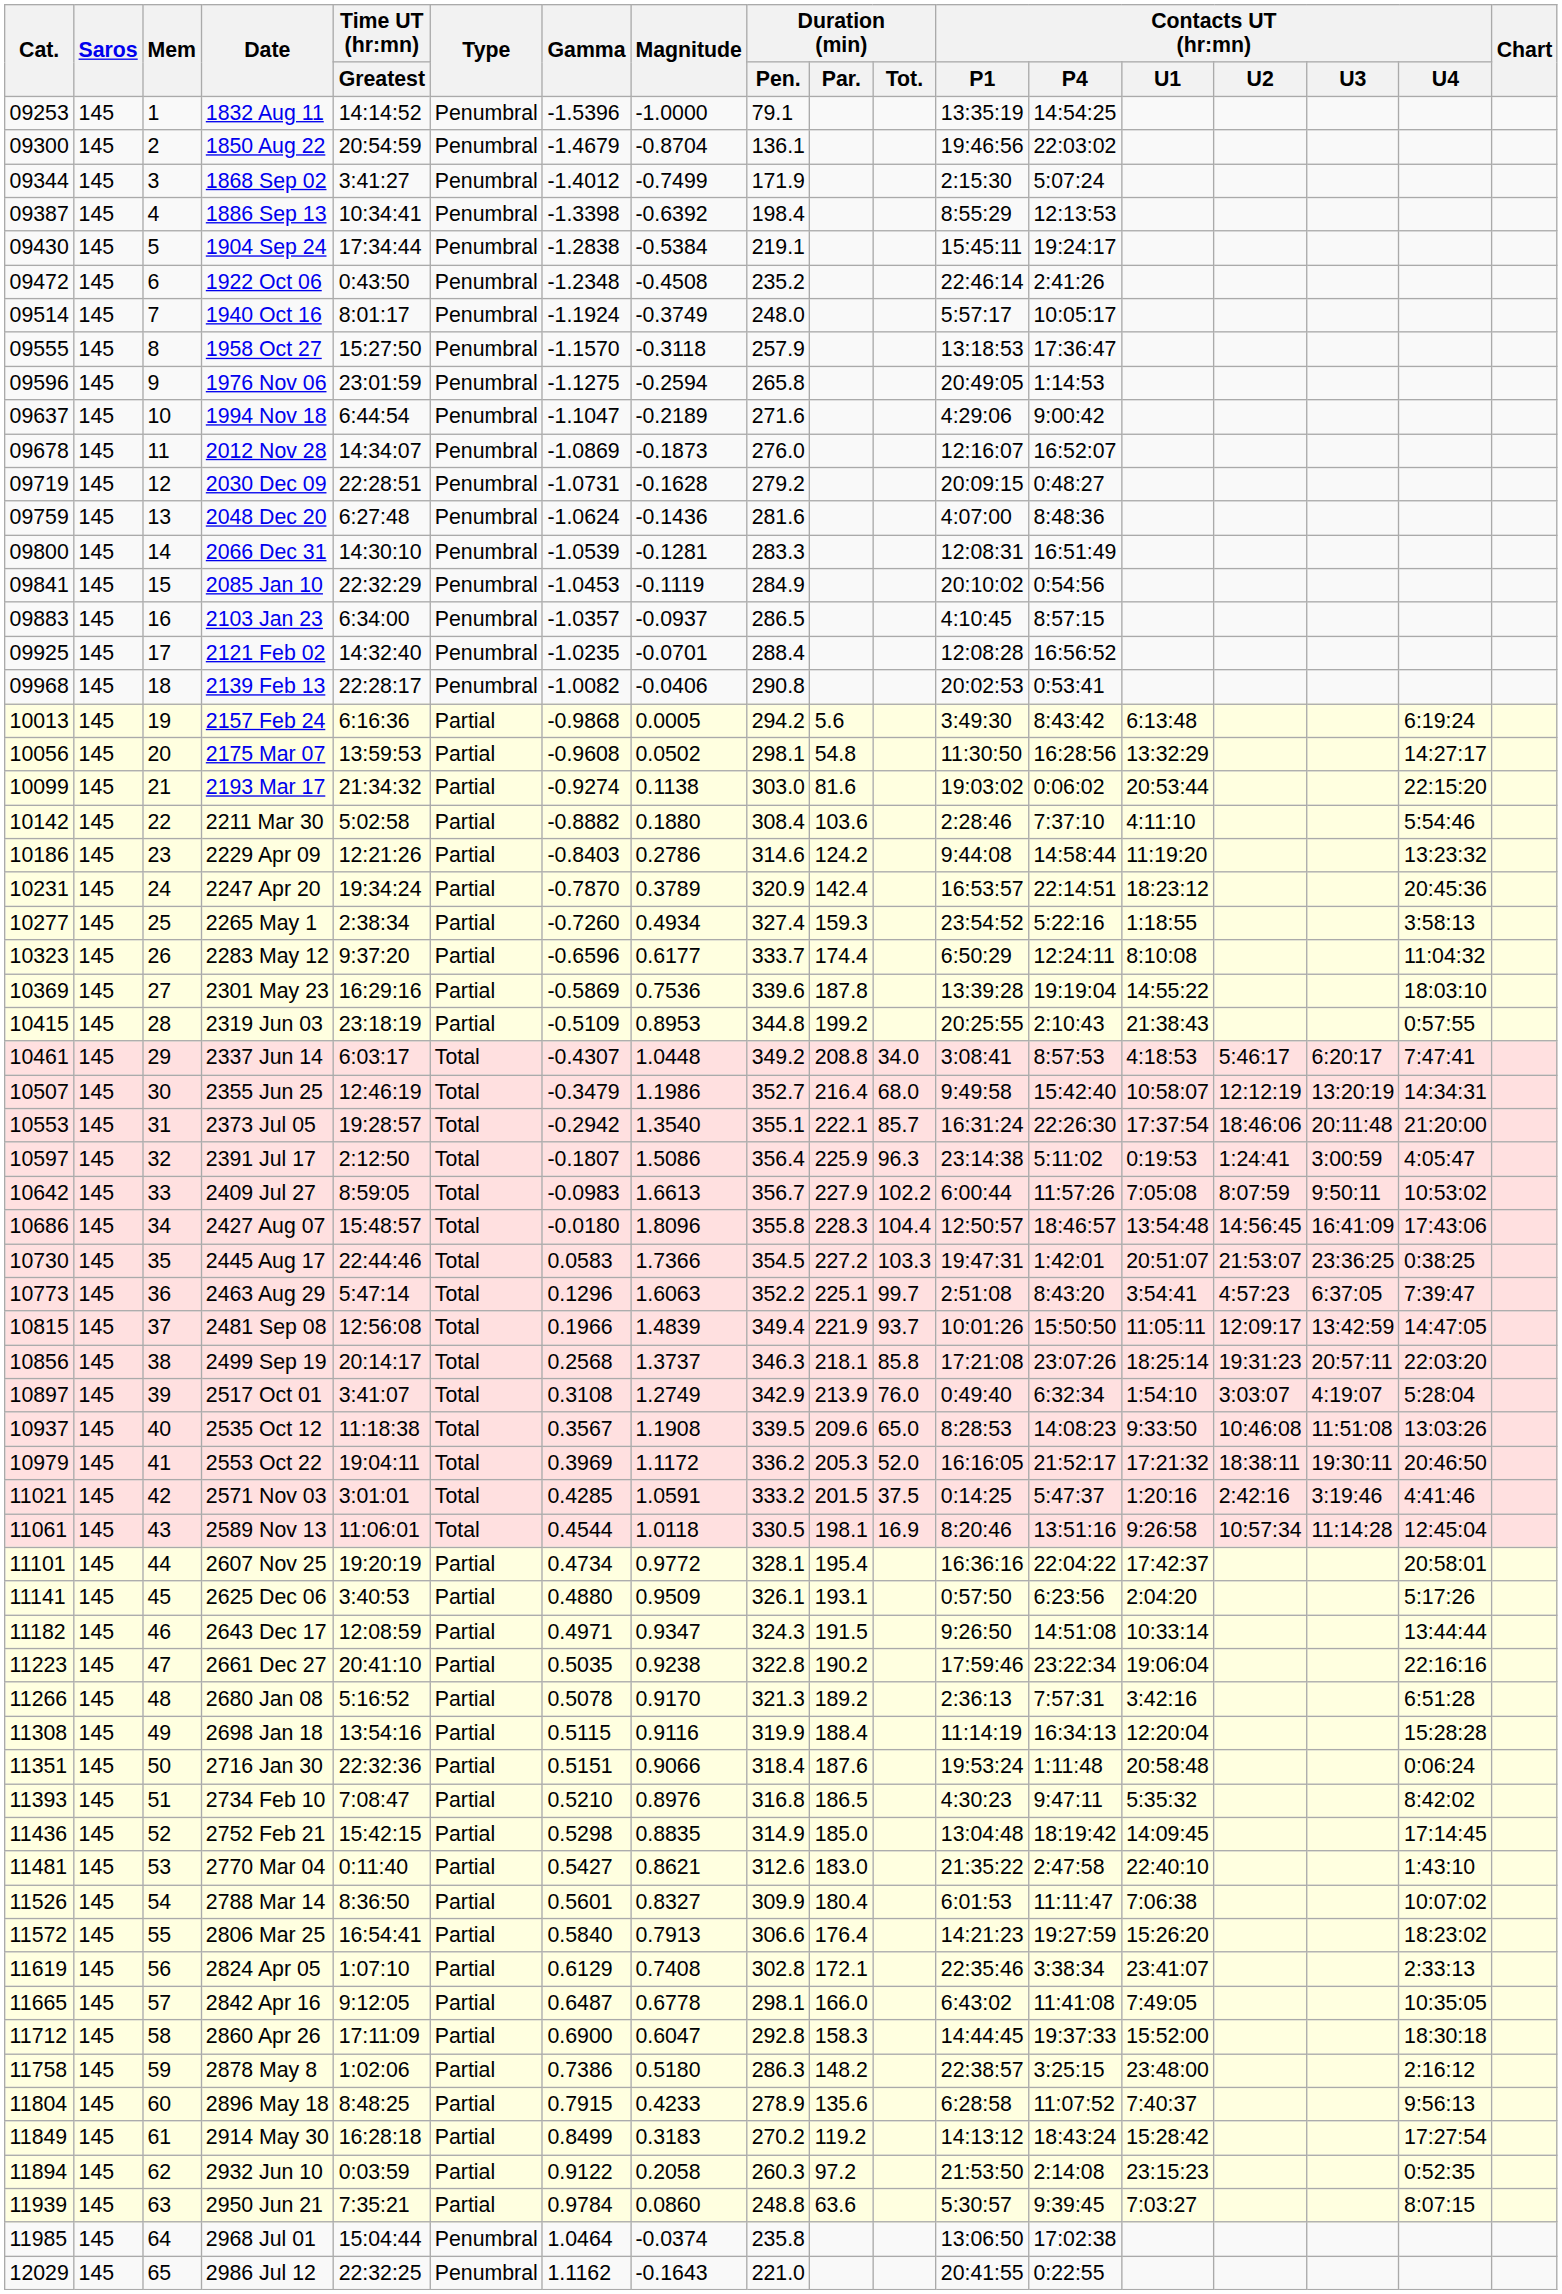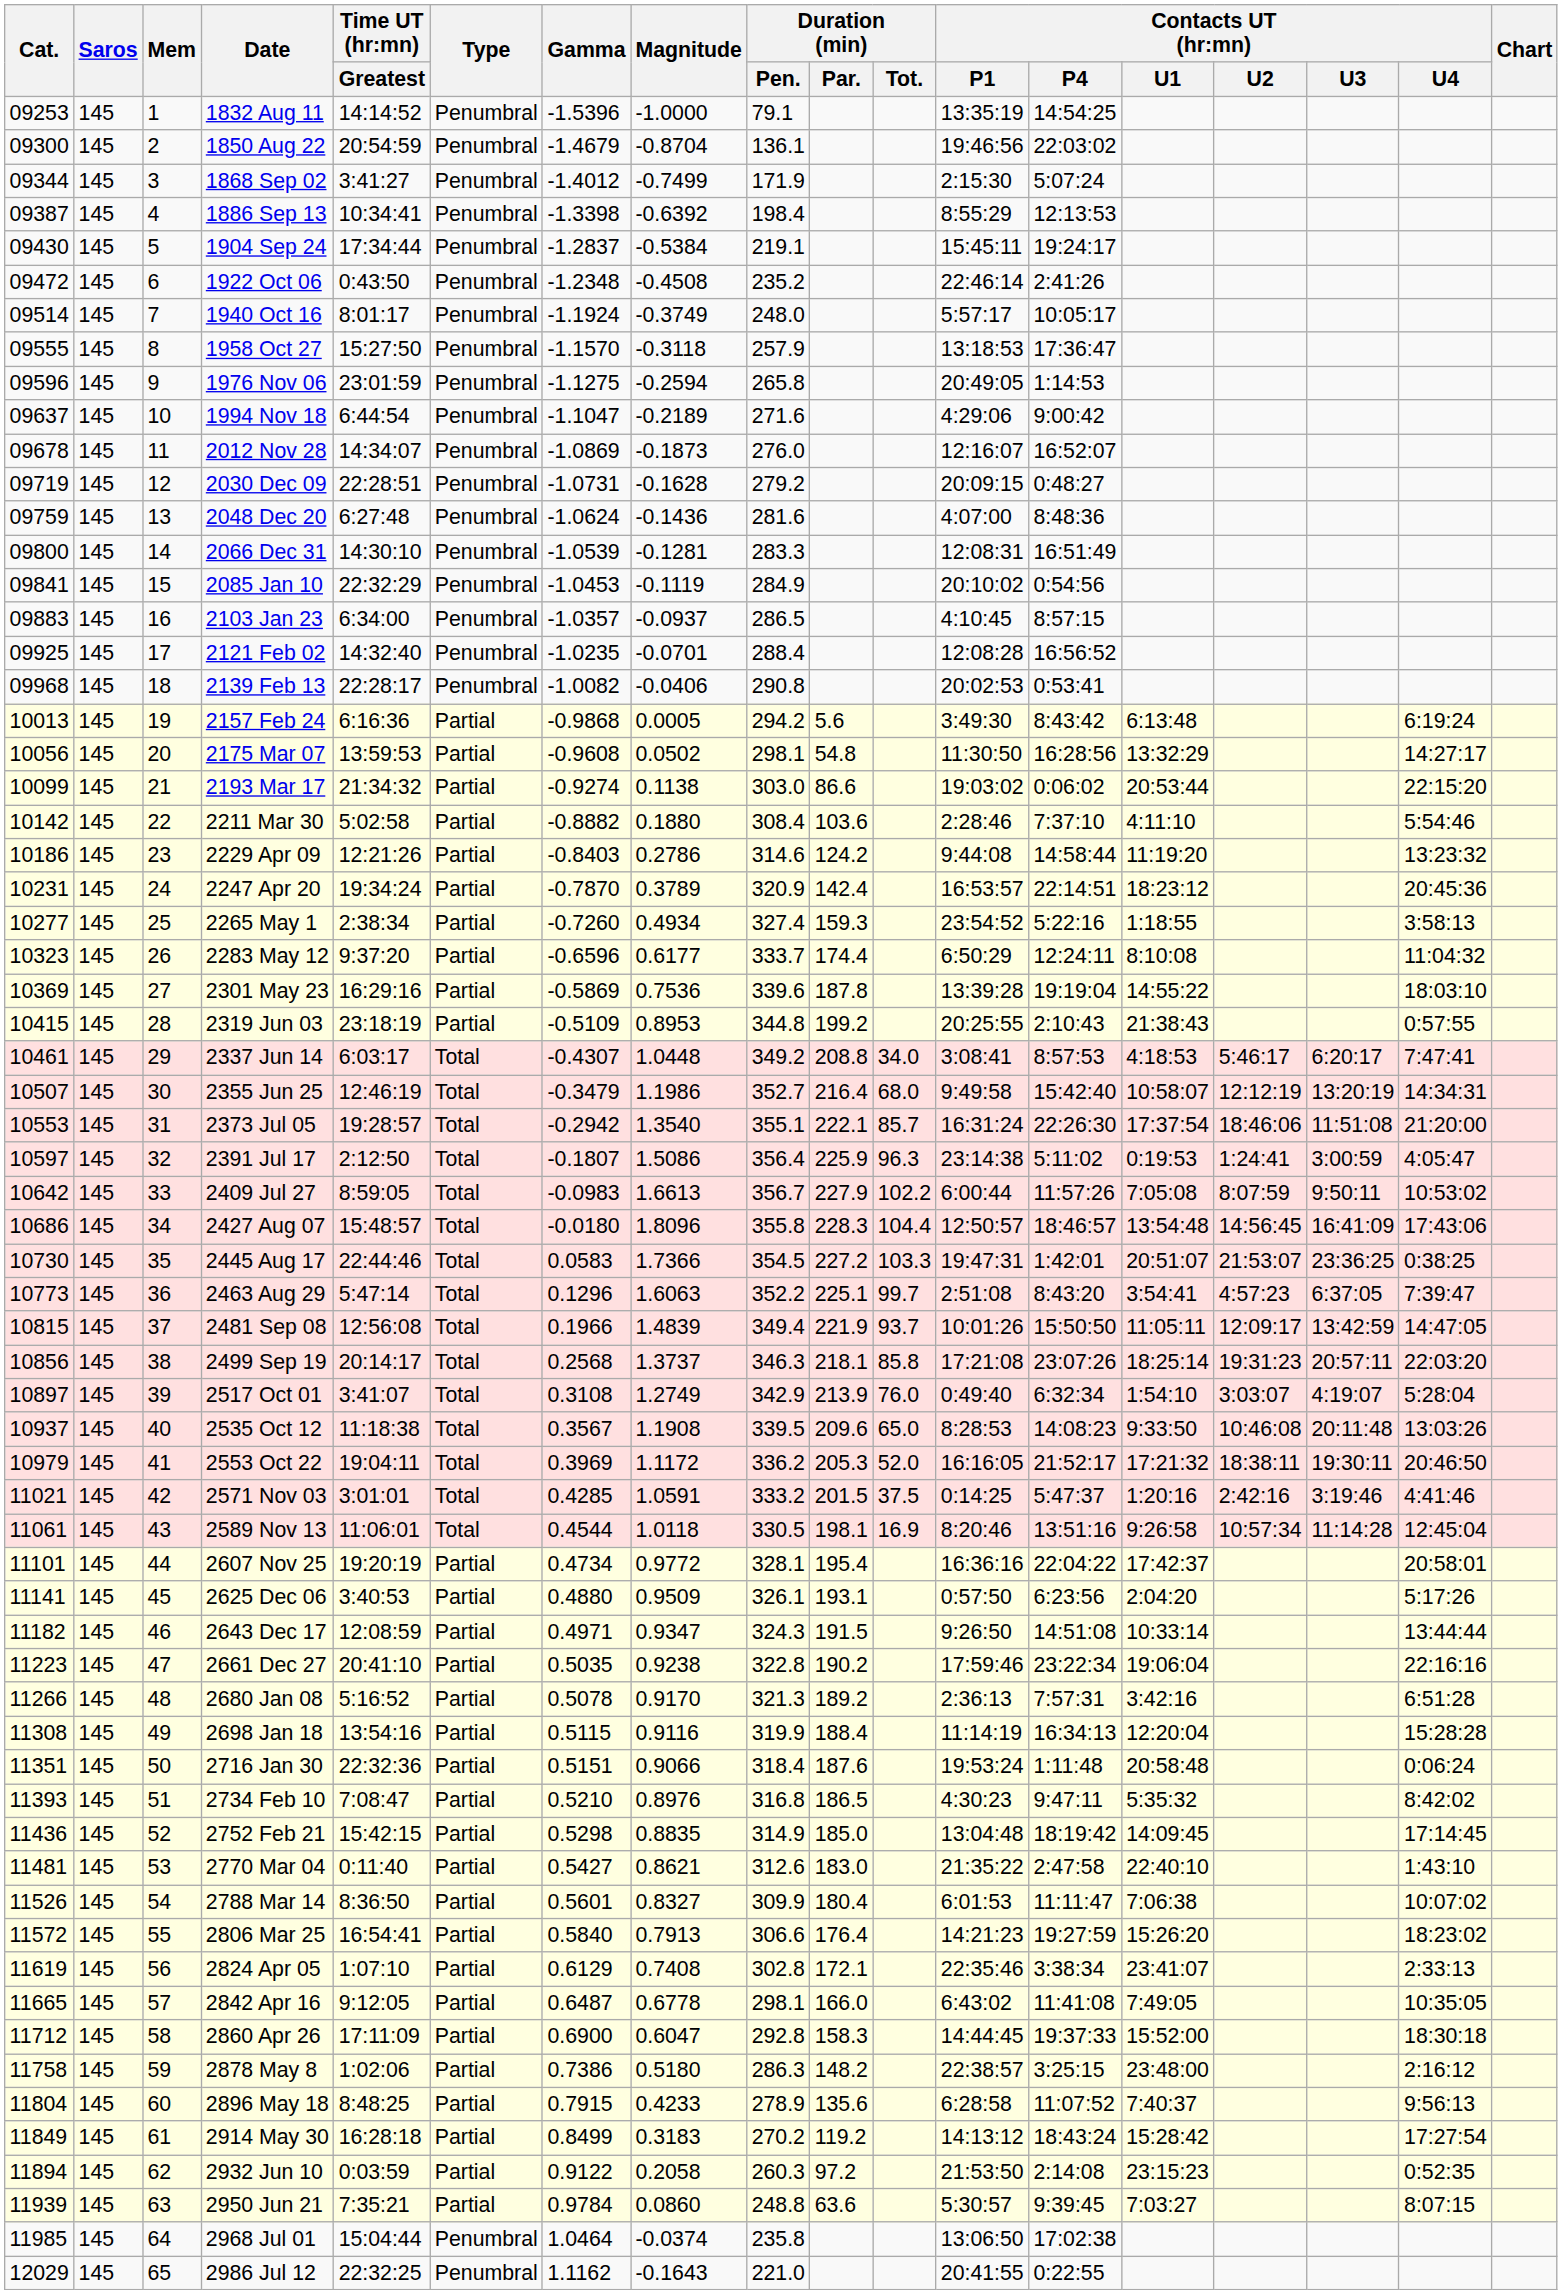(584, 247) -1.2838 -> (584, 247) -1.2837
(835, 787) 81.6 -> (835, 787) 86.6
(1352, 1125) 20:11:48 -> (1352, 1125) 11:51:08
(1352, 1429) 11:51:08 -> (1352, 1429) 20:11:48
